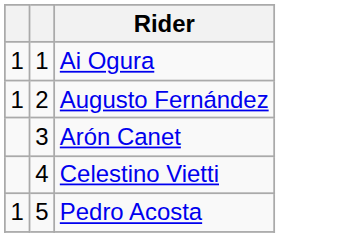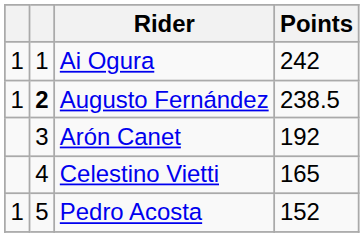+ column: (317, 23)
(42, 99) normal -> (42, 99) bold
